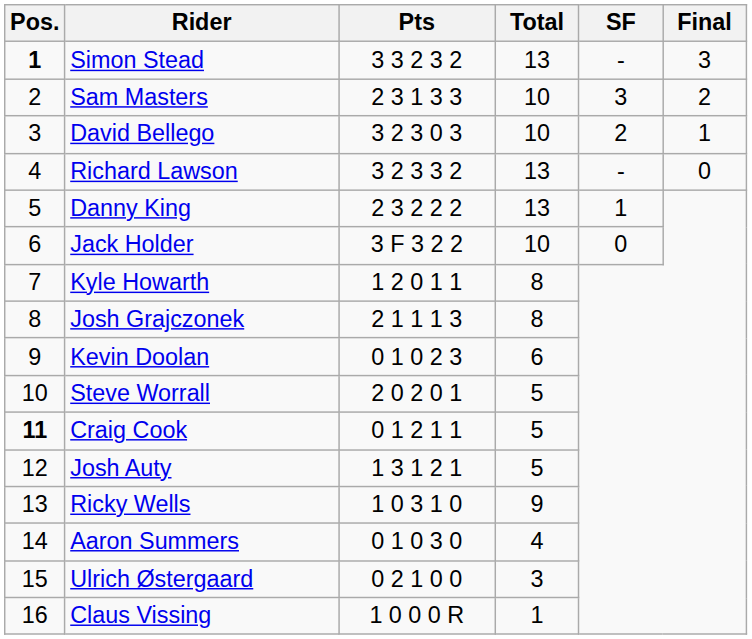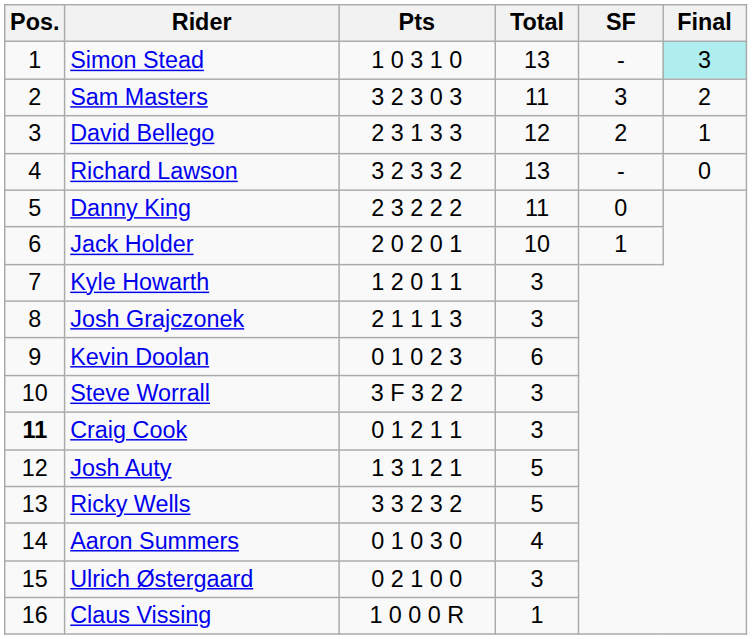(35, 60) bold -> (35, 60) normal
(417, 60) 3 3 2 3 2 -> (417, 60) 1 0 3 1 0
(705, 60) no background -> (705, 60) paleturquoise background
(417, 97) 2 3 1 3 3 -> (417, 97) 3 2 3 0 3
(537, 97) 10 -> (537, 97) 11
(417, 134) 3 2 3 0 3 -> (417, 134) 2 3 1 3 3
(537, 134) 10 -> (537, 134) 12
(537, 208) 13 -> (537, 208) 11
(621, 208) 1 -> (621, 208) 0
(417, 245) 3 F 3 2 2 -> (417, 245) 2 0 2 0 1
(621, 245) 0 -> (621, 245) 1
(537, 282) 8 -> (537, 282) 3
(537, 319) 8 -> (537, 319) 3
(417, 393) 2 0 2 0 1 -> (417, 393) 3 F 3 2 2
(537, 393) 5 -> (537, 393) 3
(537, 430) 5 -> (537, 430) 3
(417, 504) 1 0 3 1 0 -> (417, 504) 3 3 2 3 2
(537, 504) 9 -> (537, 504) 5
